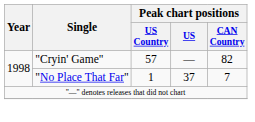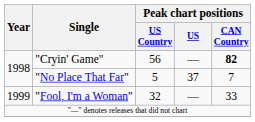(151, 59) 57 -> (155, 59) 56
(227, 59) normal -> (231, 59) bold
(151, 77) 1 -> (155, 77) 5
+ row: (84, 96)
